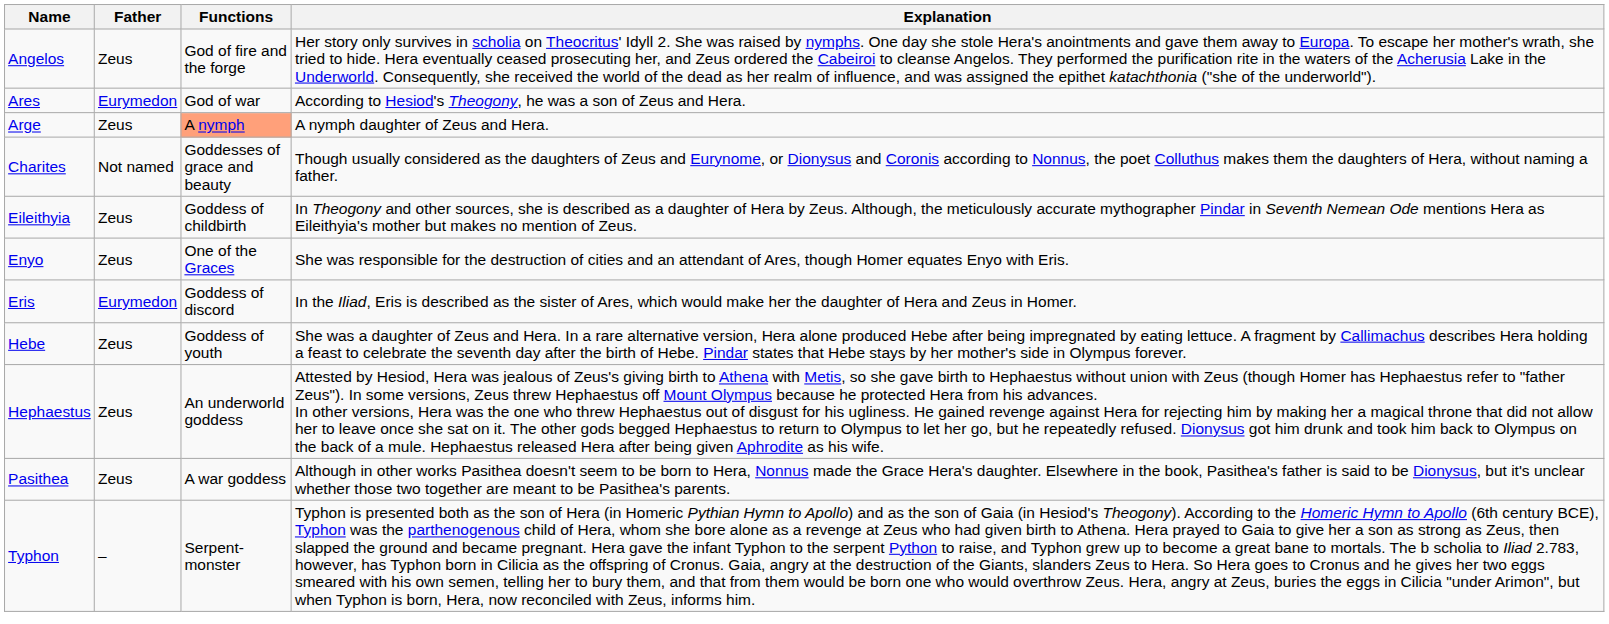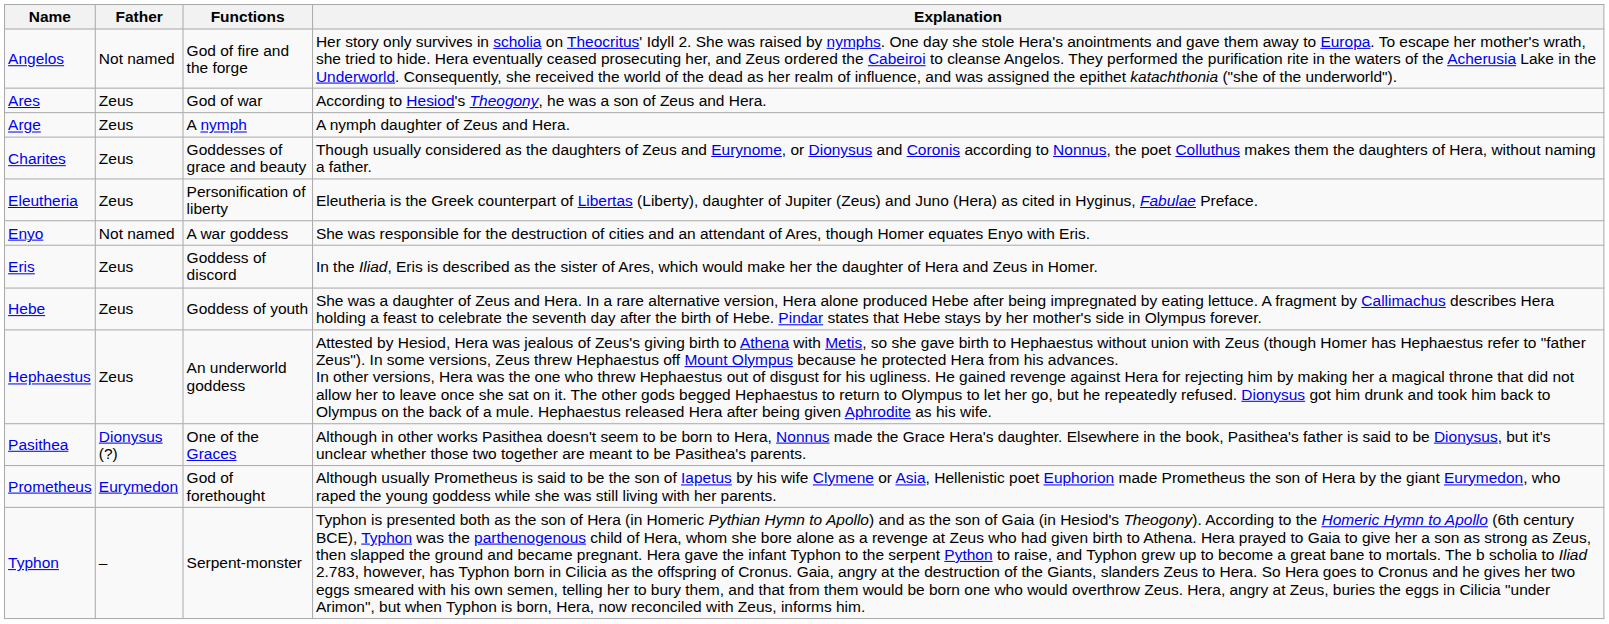(115, 59) Zeus -> (137, 59) Not named
(138, 101) Eurymedon -> (116, 101) Zeus
(215, 125) lightsalmon background -> (217, 125) no background
(136, 167) Not named -> (116, 158) Zeus
- row: (39, 218)
+ row: (43, 200)
(115, 260) Zeus -> (137, 234) Not named
(221, 260) One of the Graces -> (237, 234) A war goddess
(138, 301) Eurymedon -> (116, 267) Zeus
(115, 479) Zeus -> (131, 444) Dionysus (?)
(235, 479) A war goddess -> (223, 444) One of the Graces
+ row: (50, 486)
